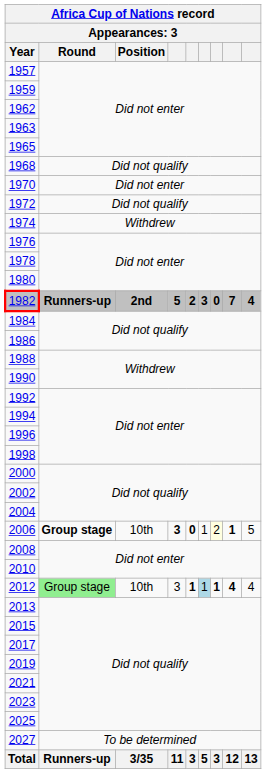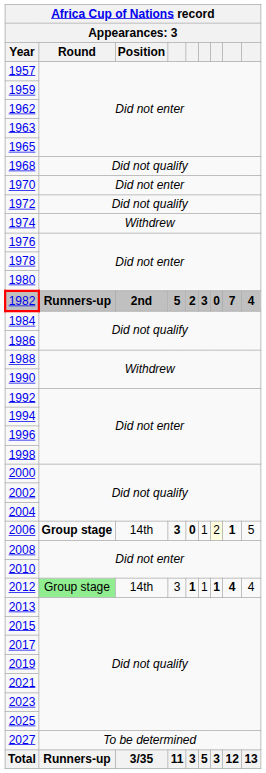(141, 530) 10th -> (141, 530) 14th
(141, 587) 10th -> (141, 587) 14th
(204, 587) lightblue background -> (204, 587) no background
